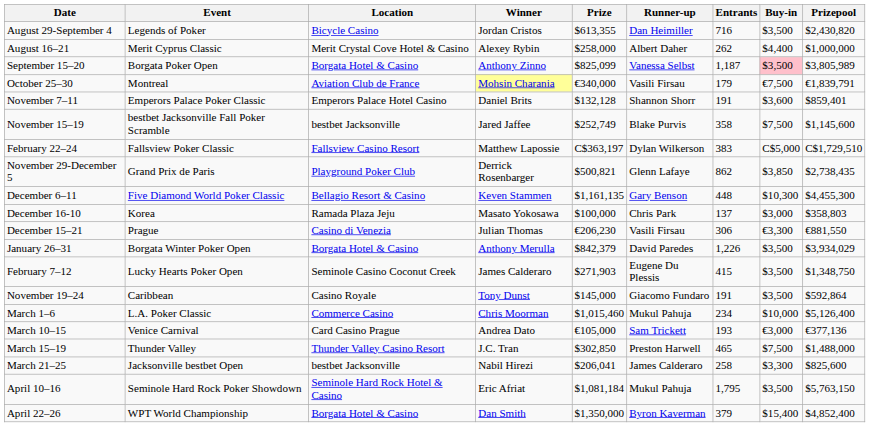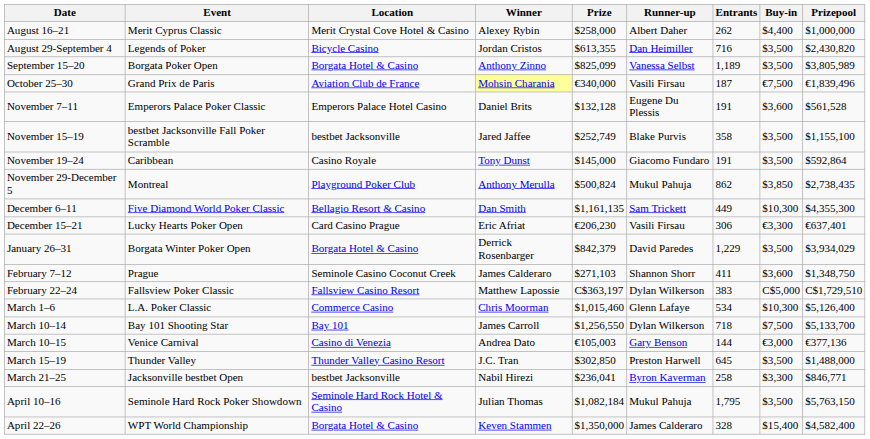rows swapped: (38, 48) <-> (59, 30)
(728, 65) 1,187 -> (728, 65) 1,189
(778, 65) pink background -> (778, 65) no background
(148, 83) Montreal -> (171, 83) Grand Prix de Paris
(724, 83) 179 -> (724, 83) 187
(830, 83) €1,839,791 -> (830, 83) €1,839,496
(662, 100) Shannon Shorr -> (654, 107) Eugene Du Plessis
(826, 100) $859,401 -> (826, 107) $561,528
(778, 124) $7,500 -> (778, 136) $3,500
(830, 124) $1,145,600 -> (830, 136) $1,155,100
rows swapped: (45, 295) <-> (42, 148)
(171, 171) Grand Prix de Paris -> (148, 184) Montreal
(506, 171) Derrick Rosenbarger -> (516, 184) Anthony Merulla
(595, 171) $500,821 -> (595, 184) $500,824
(659, 171) Glenn Lafaye -> (660, 184) Mukul Pahuja
(515, 195) Keven Stammen -> (502, 208) Dan Smith
(658, 195) Gary Benson -> (658, 208) Sam Trickett
(724, 195) 448 -> (724, 208) 449
(830, 195) $4,455,300 -> (830, 208) $4,355,300
- row: (44, 213)
(143, 230) Prague -> (185, 225) Lucky Hearts Poker Open
(351, 230) Casino di Venezia -> (356, 225) Card Casino Prague
(511, 230) Julian Thomas -> (502, 225) Eric Afriat
(826, 230) €881,550 -> (826, 225) €637,401
(516, 248) Anthony Merulla -> (506, 249) Derrick Rosenbarger
(728, 248) 1,226 -> (728, 249) 1,229
(185, 271) Lucky Hearts Poker Open -> (143, 273) Prague
(595, 271) $271,903 -> (595, 273) $271,103
(654, 271) Eugene Du Plessis -> (662, 273) Shannon Shorr
(724, 271) 415 -> (724, 273) 411
(778, 271) $3,500 -> (778, 273) $3,600
(660, 313) Mukul Pahuja -> (659, 308) Glenn Lafaye
(724, 313) 234 -> (724, 308) 534
(780, 313) $10,000 -> (780, 308) $10,300
+ row: (36, 325)
(356, 330) Card Casino Prague -> (351, 343) Casino di Venezia
(595, 330) €105,000 -> (595, 343) €105,003
(658, 330) Sam Trickett -> (658, 343) Gary Benson
(724, 330) 193 -> (724, 343) 144
(724, 348) 465 -> (724, 360) 645
(778, 348) $7,500 -> (778, 360) $3,500
(595, 365) $206,041 -> (595, 378) $236,041
(666, 365) James Calderaro -> (667, 378) Byron Kaverman
(826, 365) $825,600 -> (826, 378) $846,771
(502, 389) Eric Afriat -> (511, 401) Julian Thomas
(599, 389) $1,081,184 -> (599, 401) $1,082,184
(502, 413) Dan Smith -> (515, 425) Keven Stammen
(667, 413) Byron Kaverman -> (666, 425) James Calderaro
(724, 413) 379 -> (724, 425) 328
(830, 413) $4,852,400 -> (830, 425) $4,582,400
